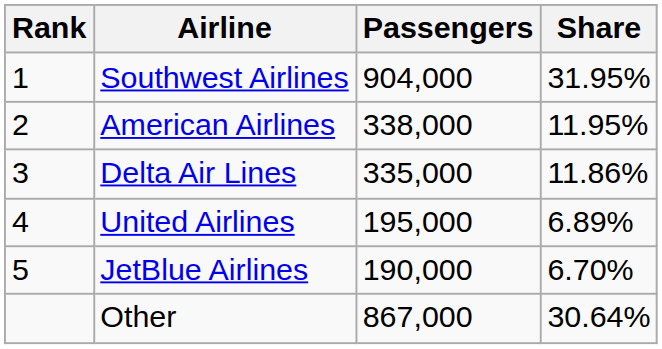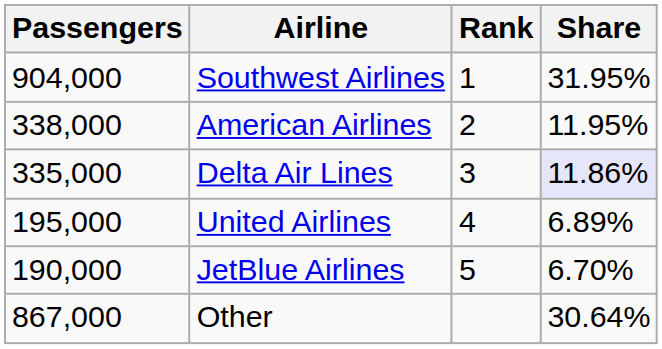columns swapped: (49, 28) <-> (448, 28)
(598, 173) no background -> (598, 173) lavender background
